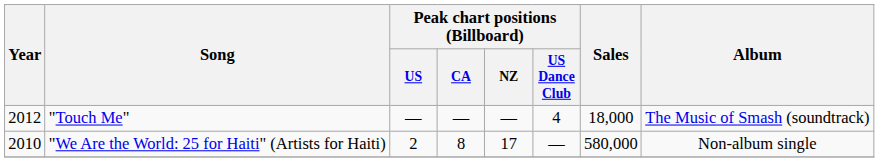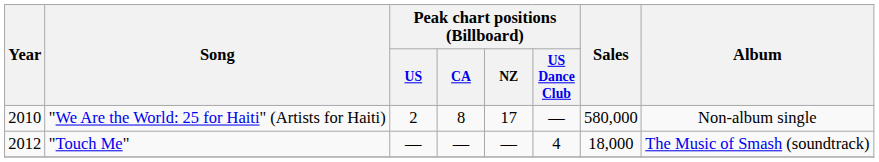rows swapped: (217, 144) <-> (89, 118)
